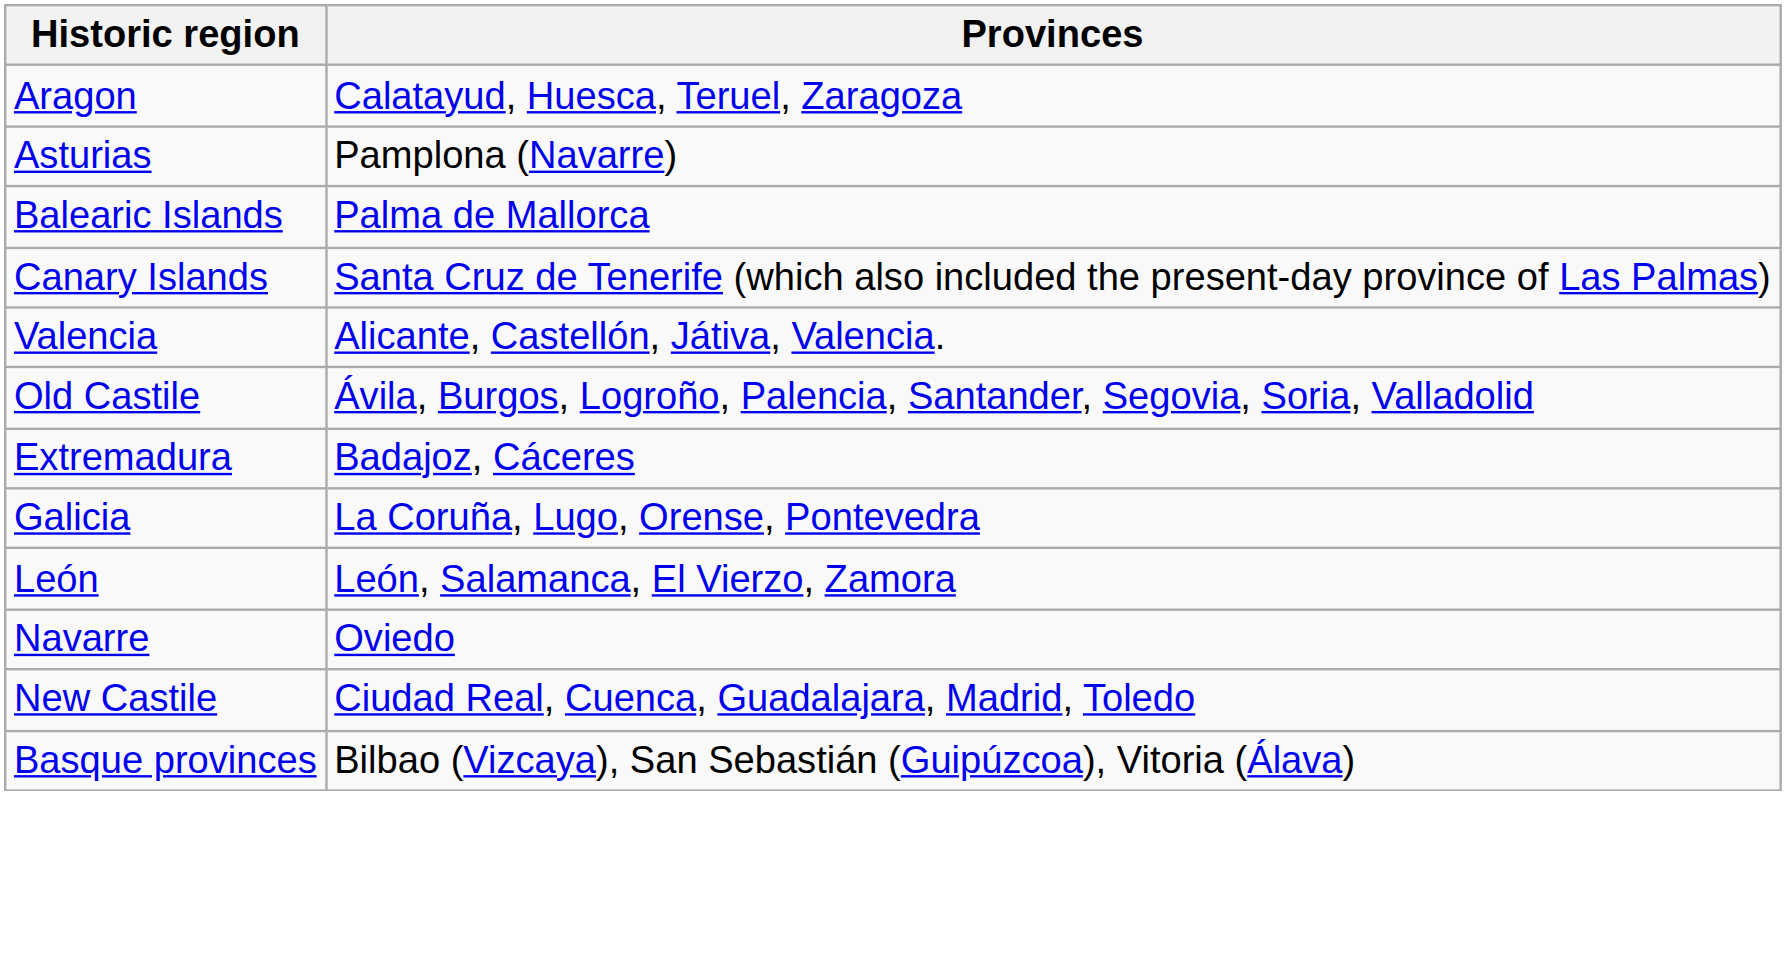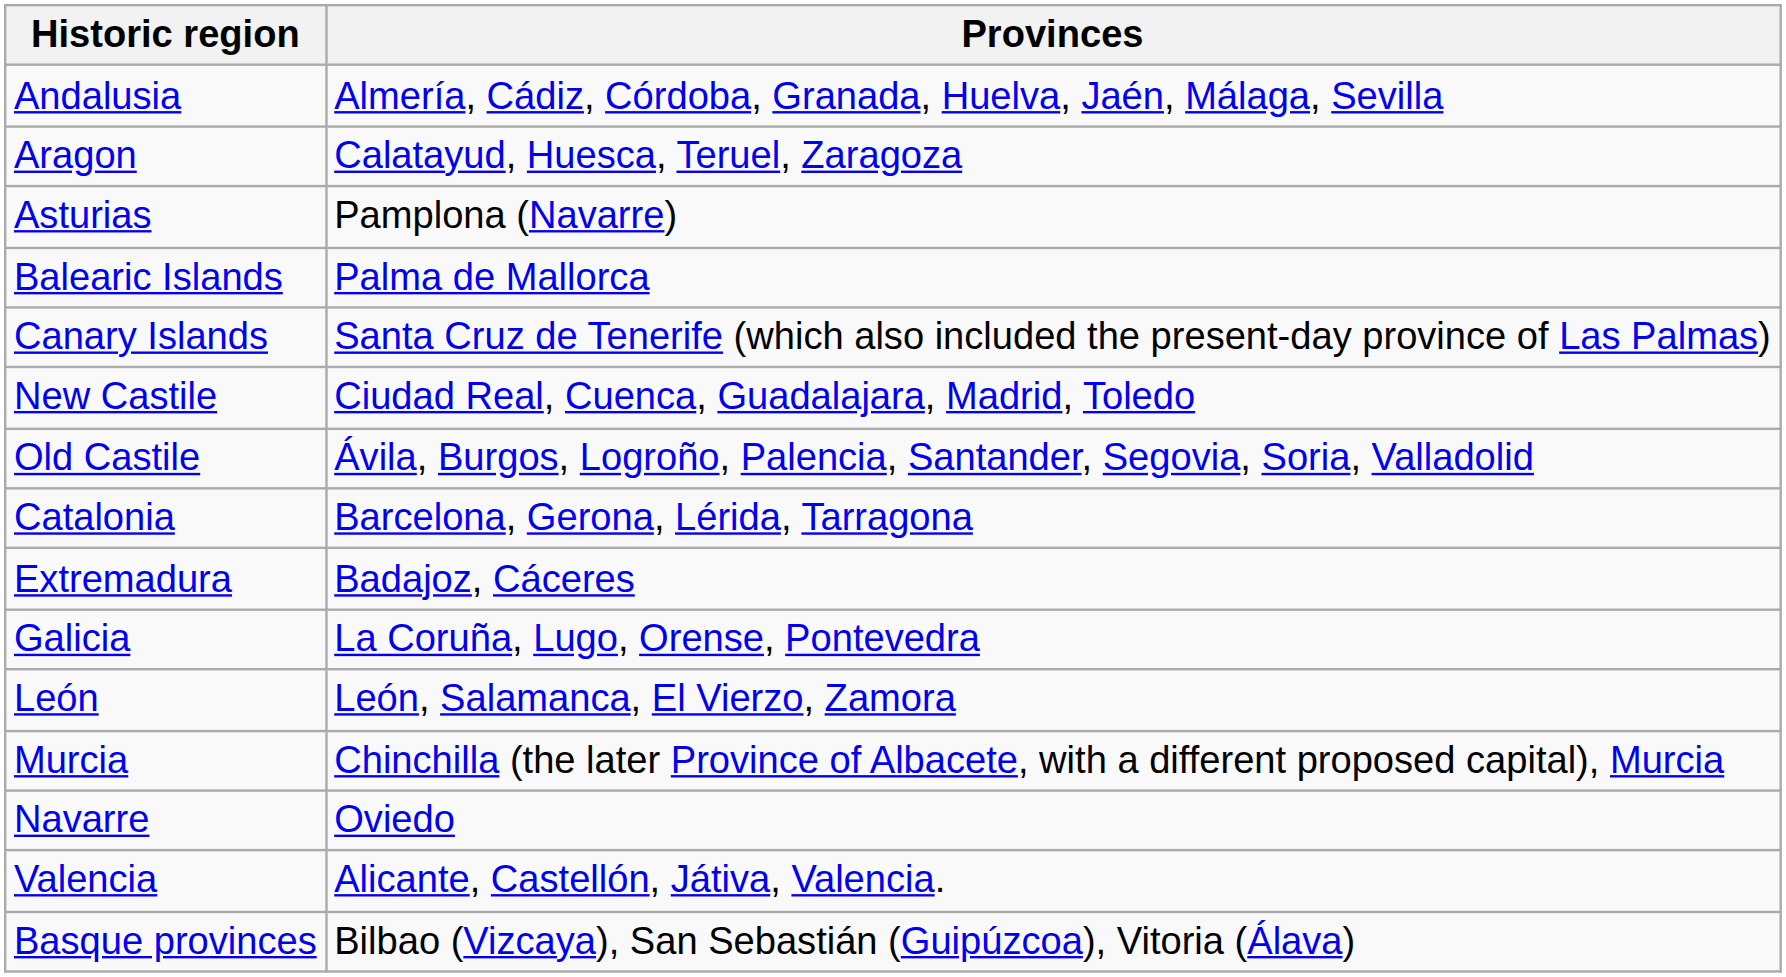+ row: (98, 95)
rows swapped: (116, 699) <-> (86, 336)
+ row: (94, 517)
+ row: (71, 759)
